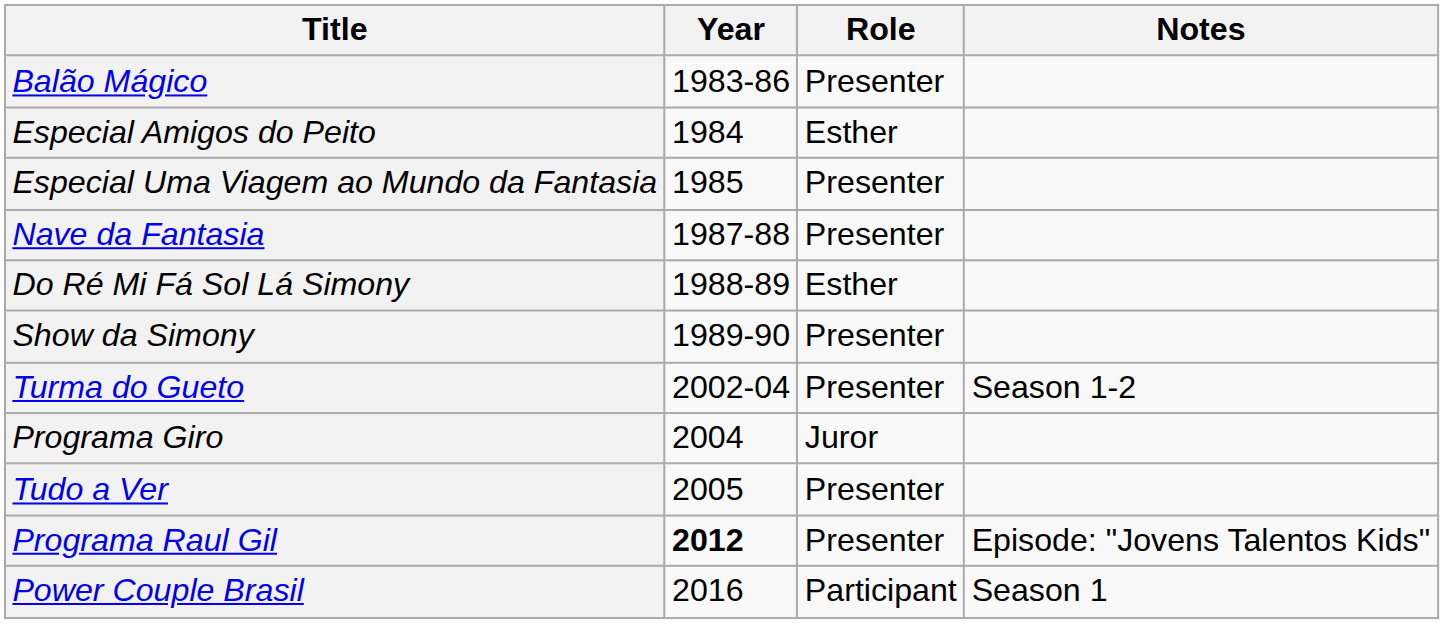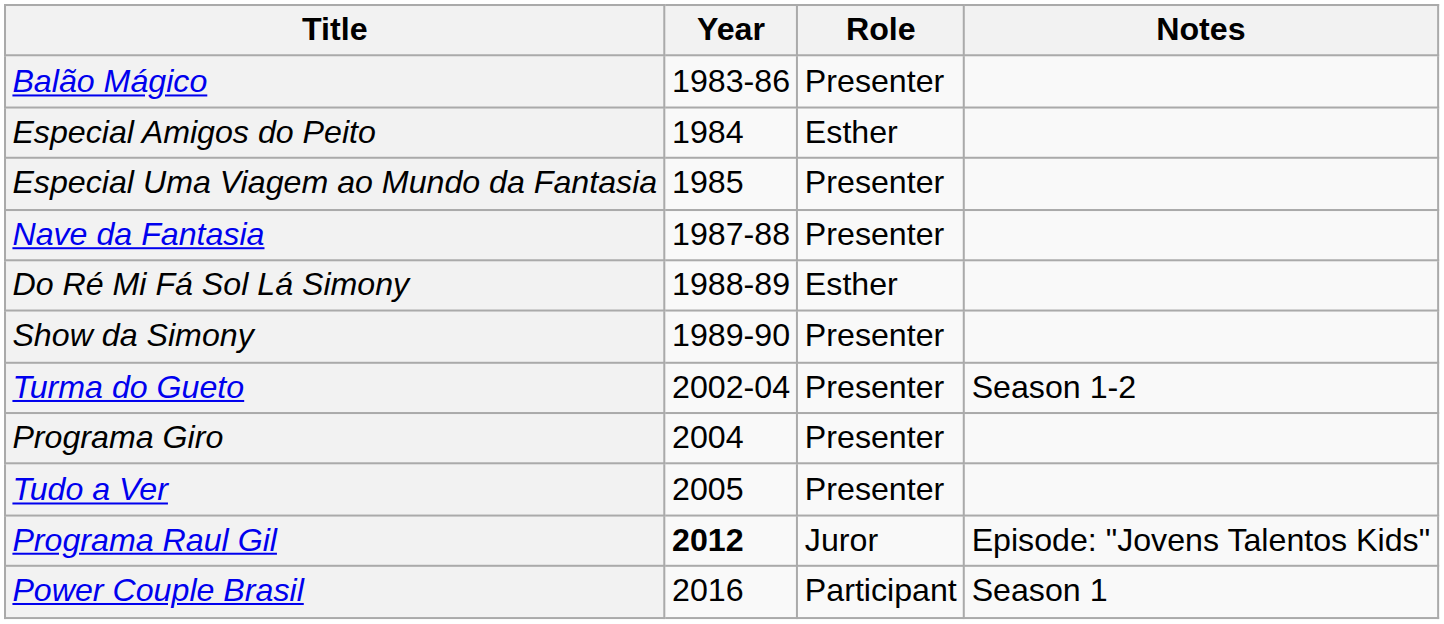(841, 438) Juror -> (875, 438) Presenter
(875, 540) Presenter -> (841, 540) Juror
